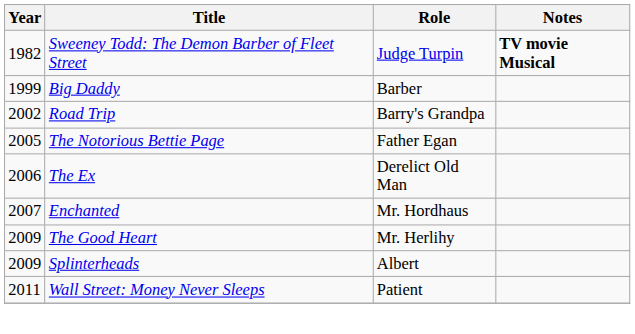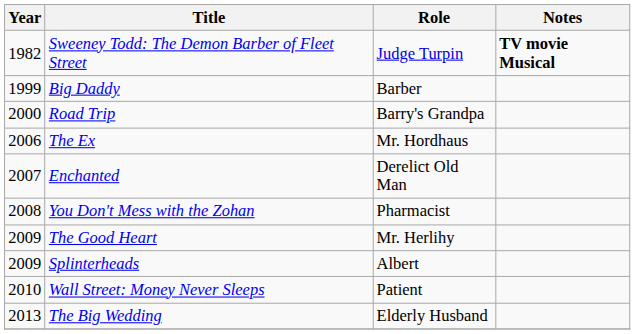(25, 114) 2002 -> (25, 114) 2000
- row: (137, 140)
(418, 176) Derelict Old Man -> (422, 140) Mr. Hordhaus
(423, 211) Mr. Hordhaus -> (418, 176) Derelict Old Man
+ row: (152, 211)
(24, 289) 2011 -> (25, 289) 2010
+ row: (105, 316)
